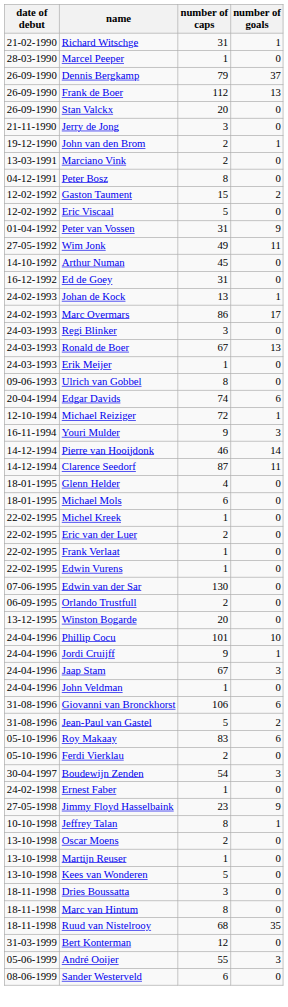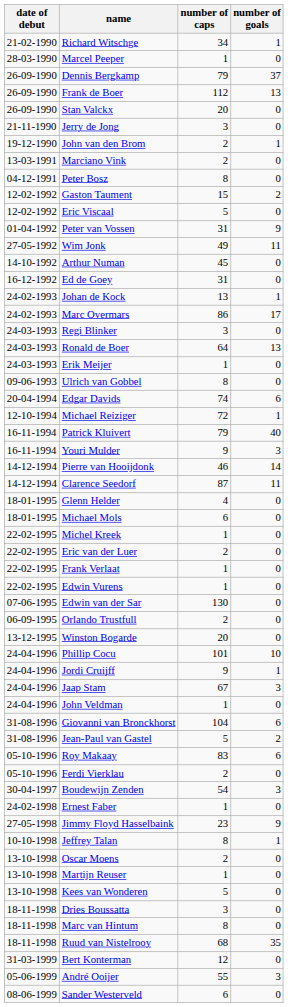(223, 42) 31 -> (223, 42) 34
(223, 348) 67 -> (223, 348) 64
+ row: (96, 433)
(220, 705) 106 -> (220, 722) 104
